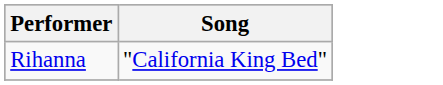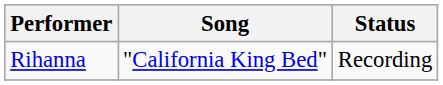+ column: (385, 22)
